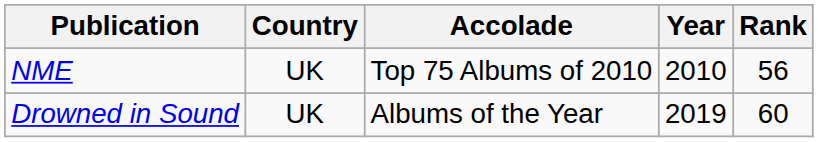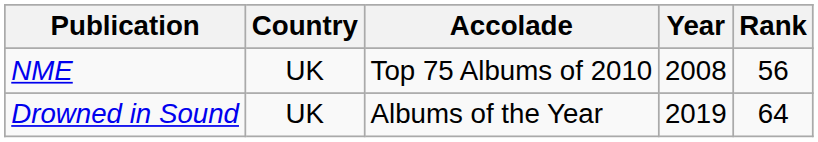(696, 70) 2010 -> (696, 70) 2008
(773, 114) 60 -> (773, 114) 64
